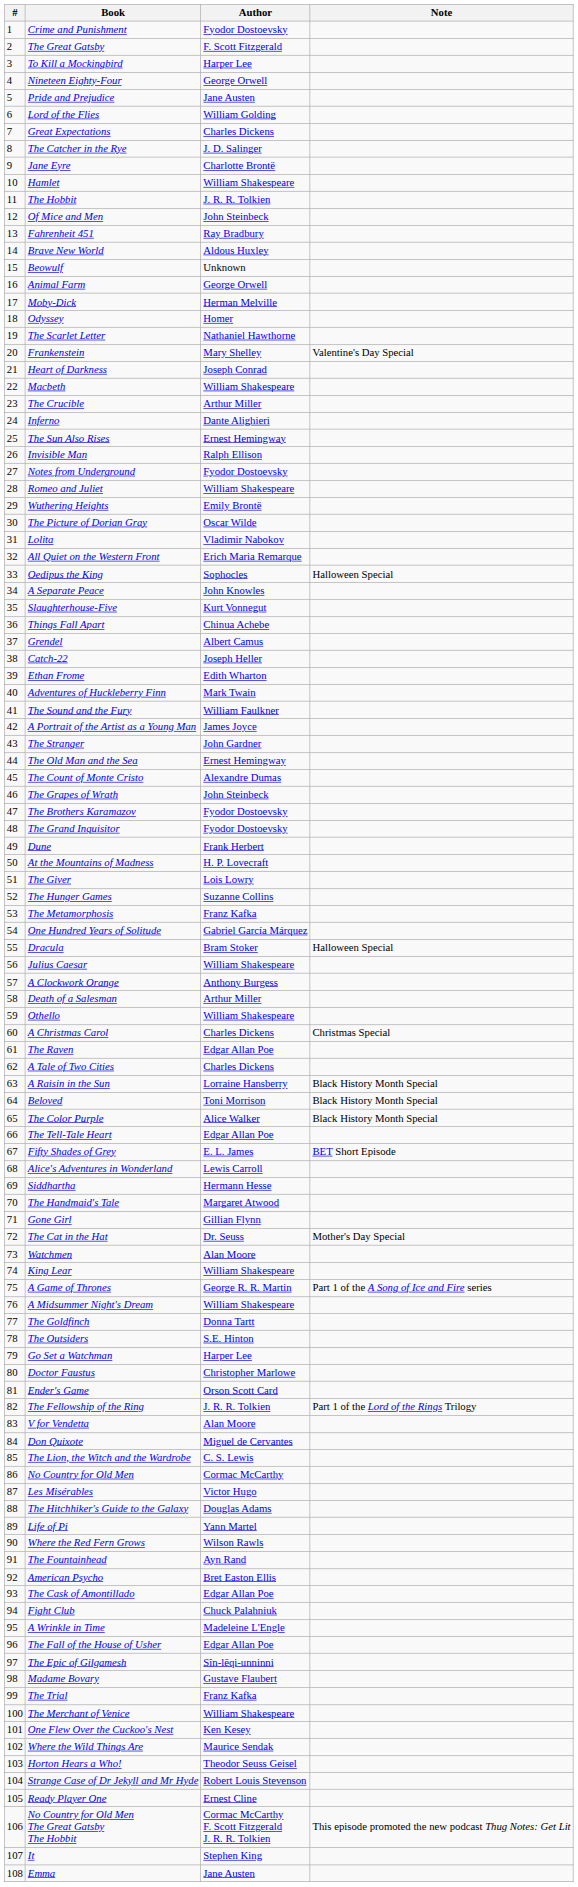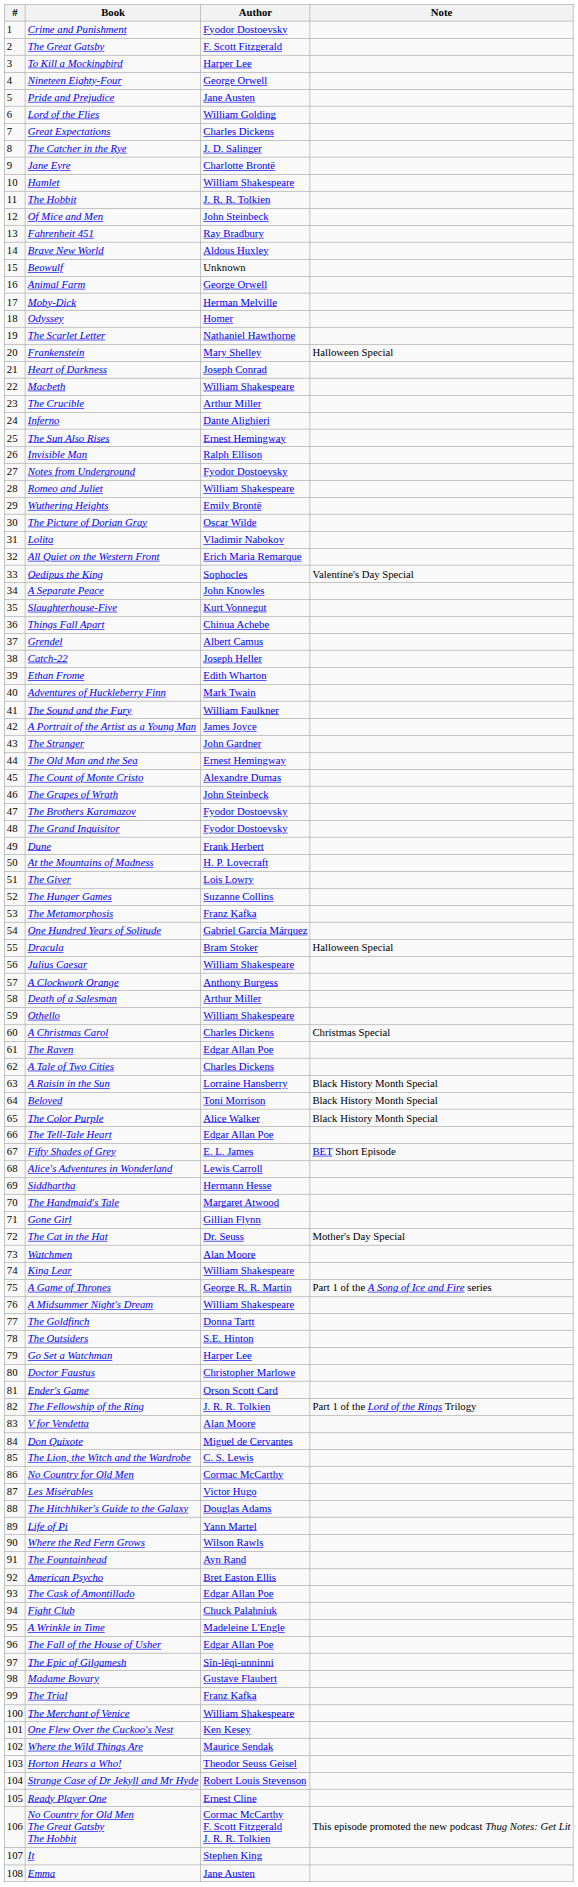(363, 353) Valentine's Day Special -> (353, 353) Halloween Special
(353, 574) Halloween Special -> (363, 574) Valentine's Day Special
